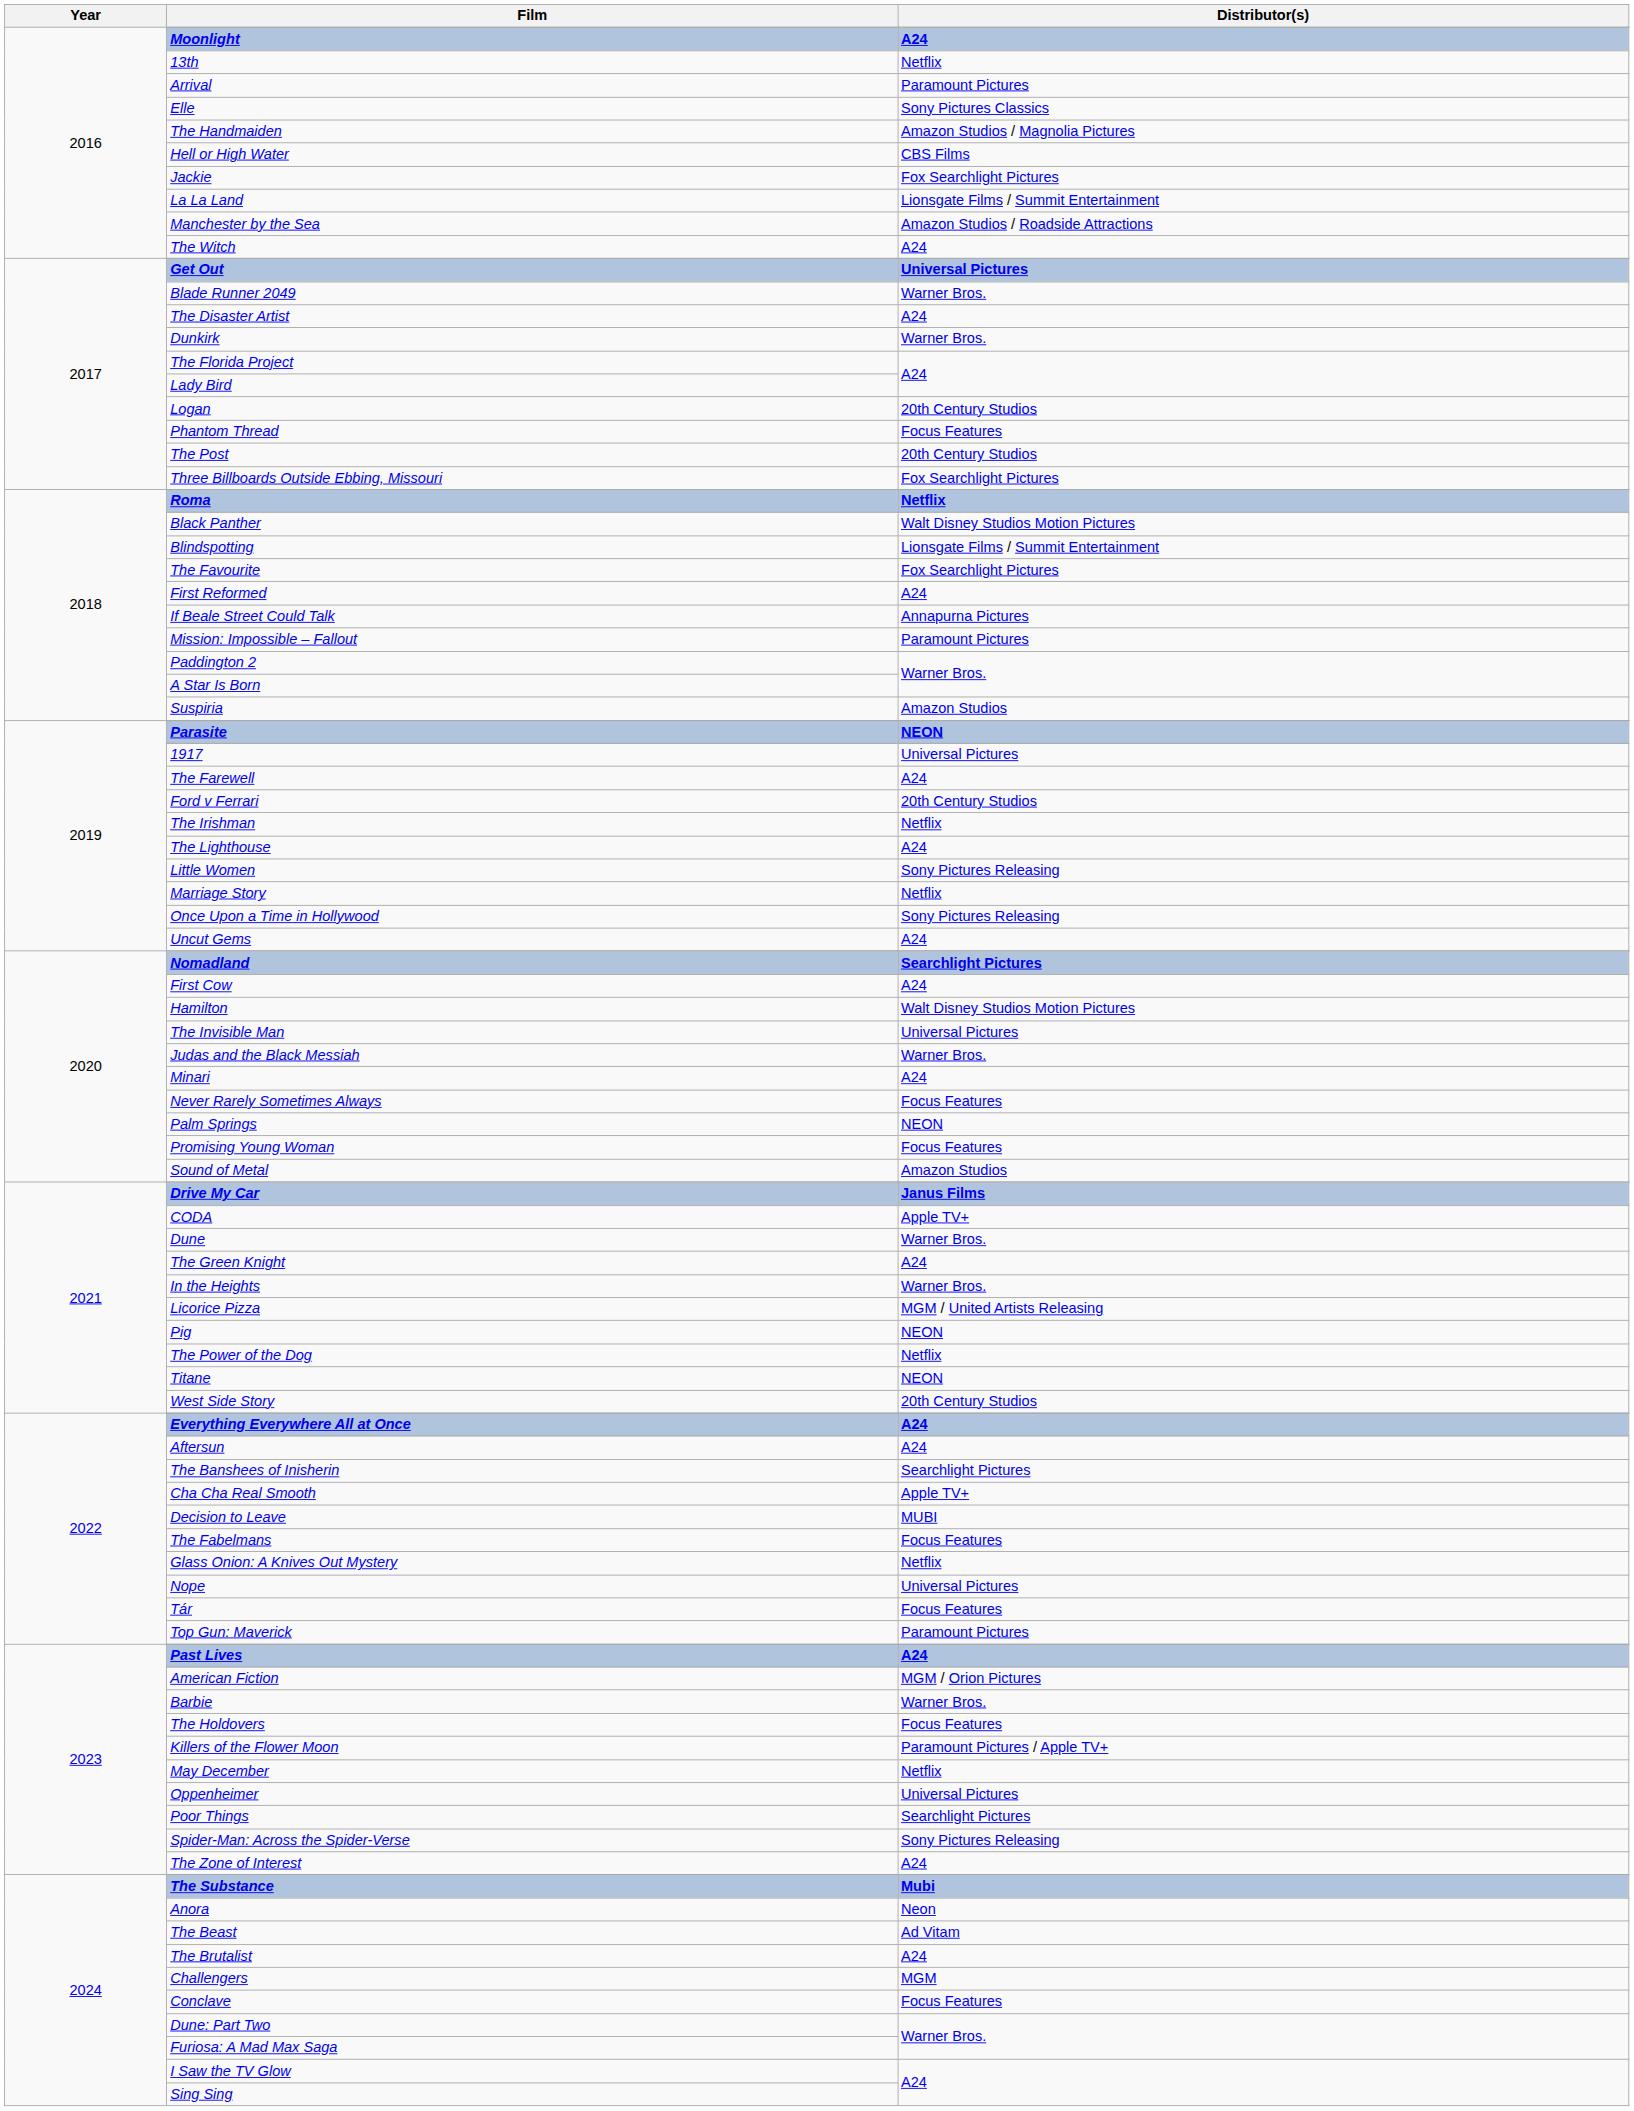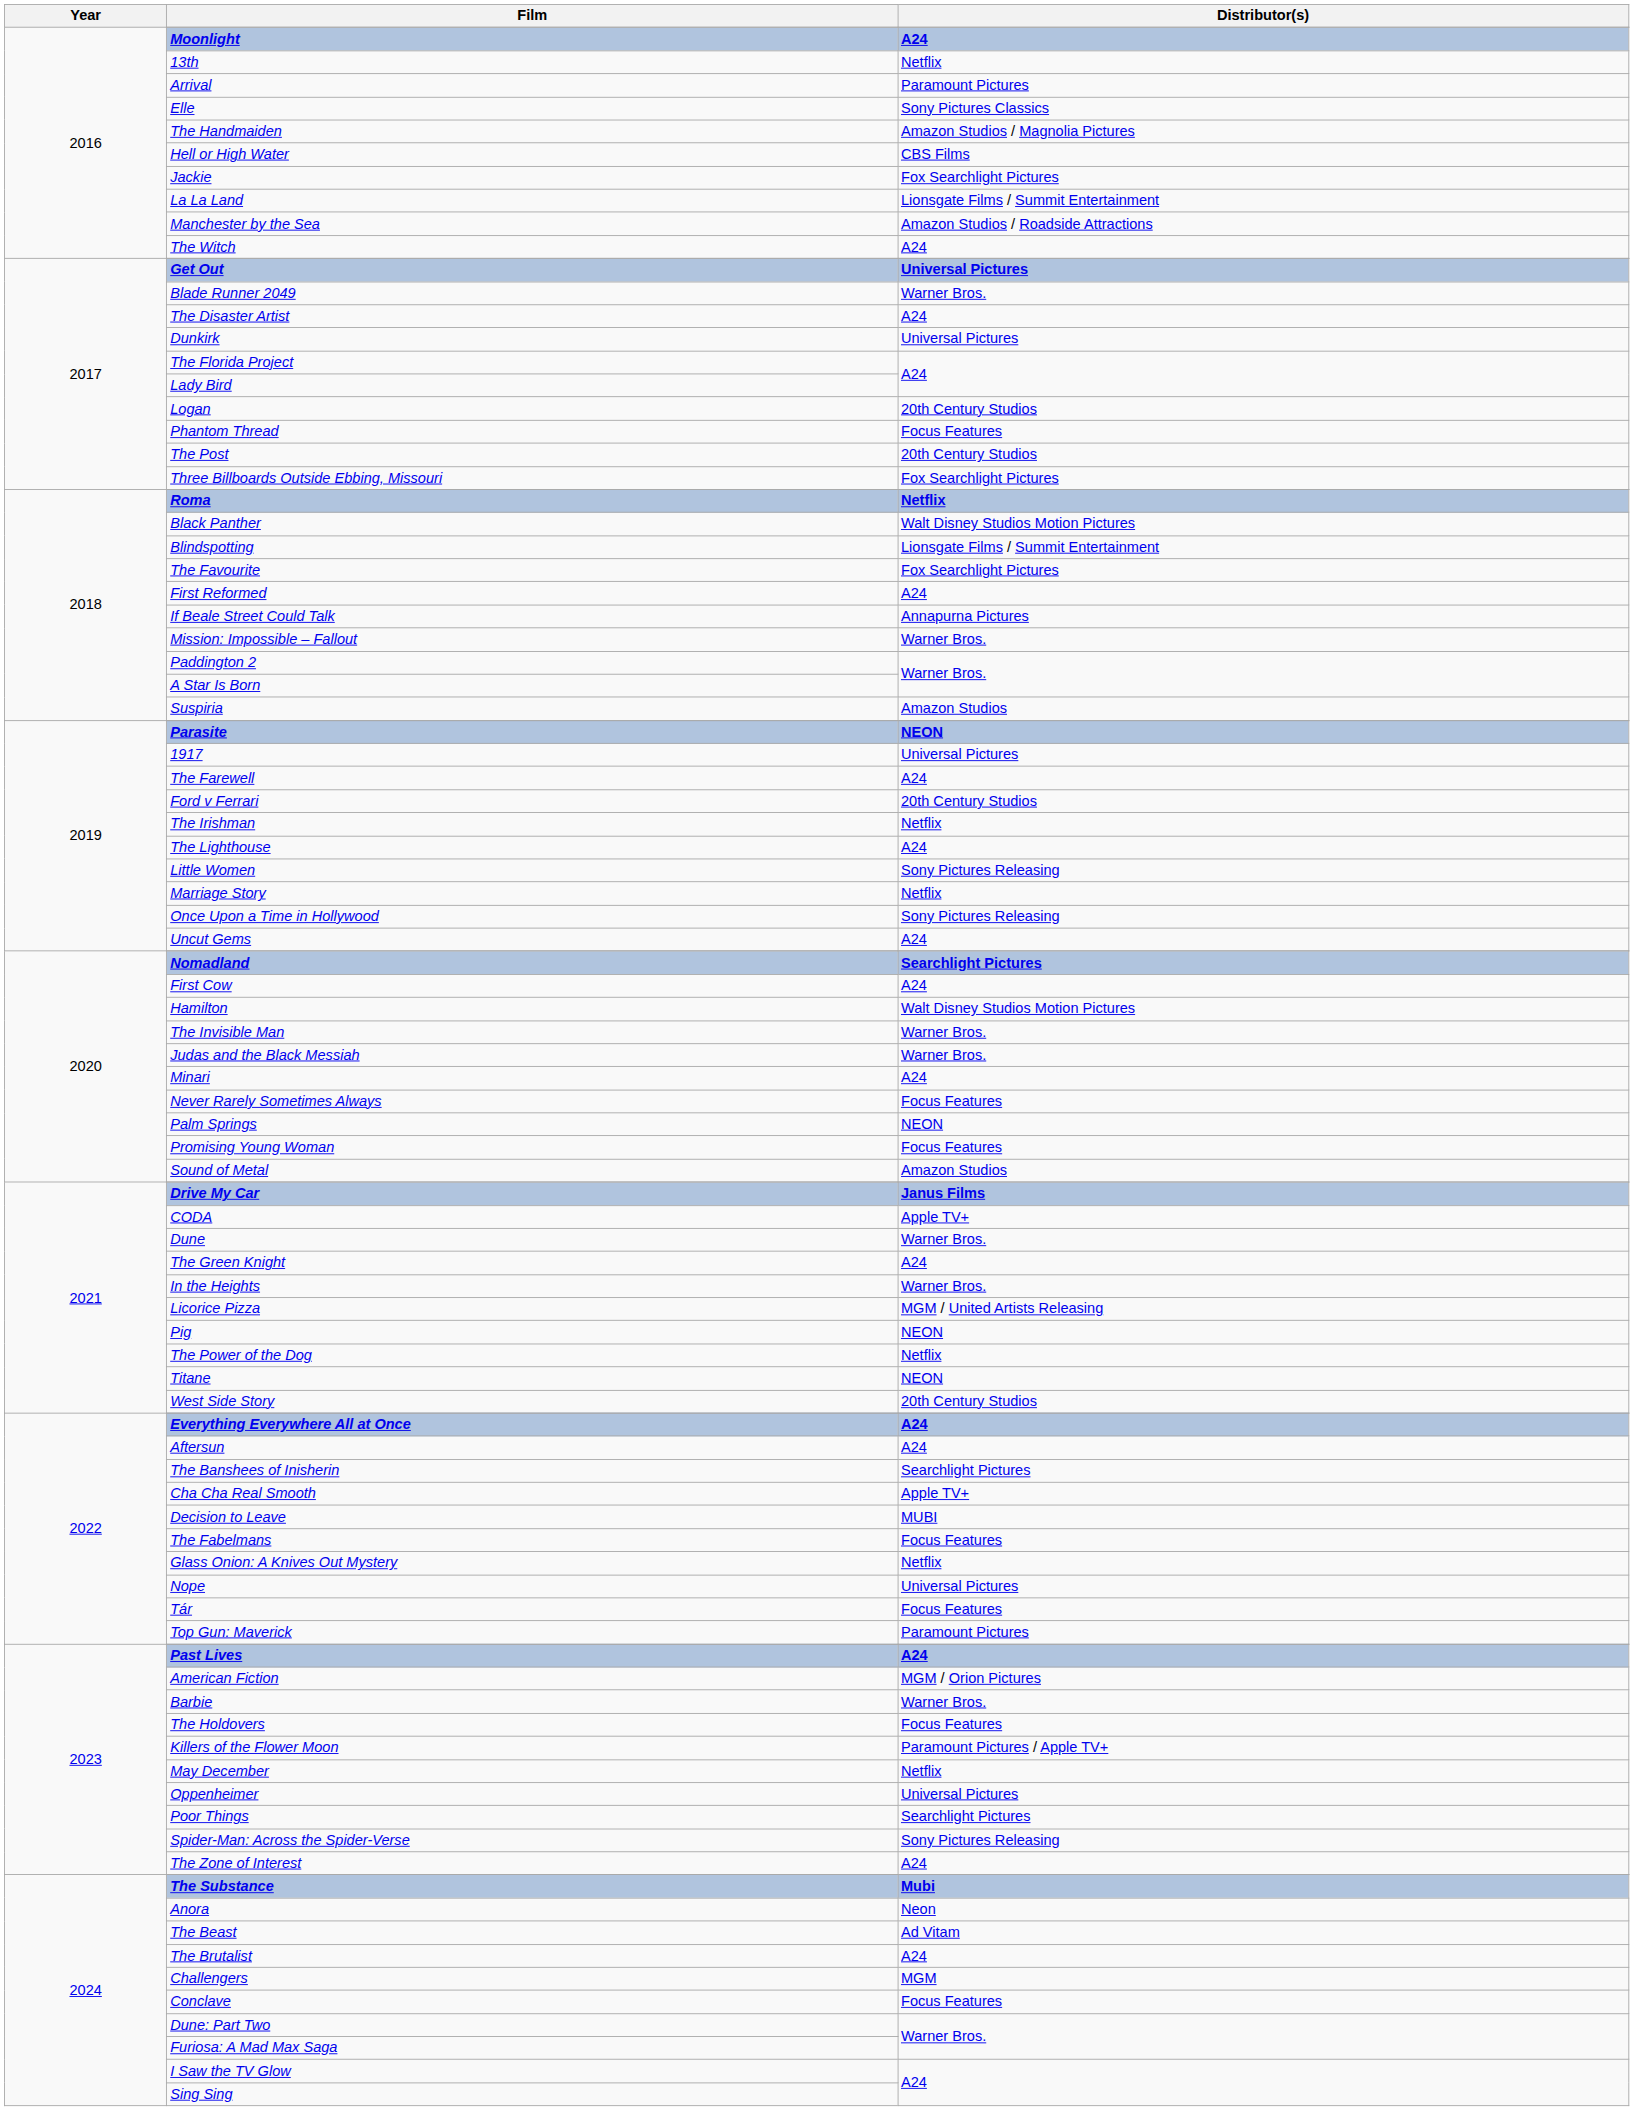(944, 339) Warner Bros. -> (960, 339) Universal Pictures
(965, 639) Paramount Pictures -> (944, 639) Warner Bros.
(960, 1032) Universal Pictures -> (944, 1032) Warner Bros.
